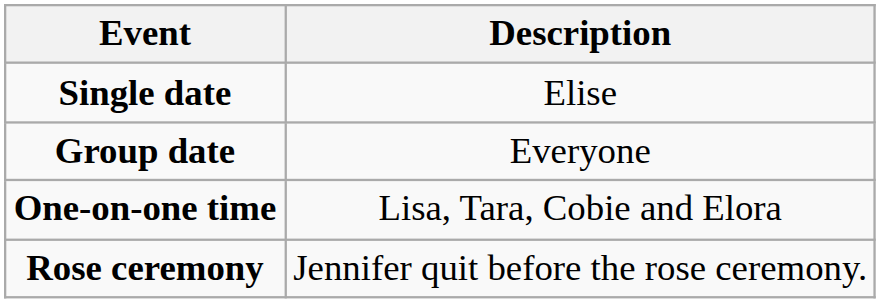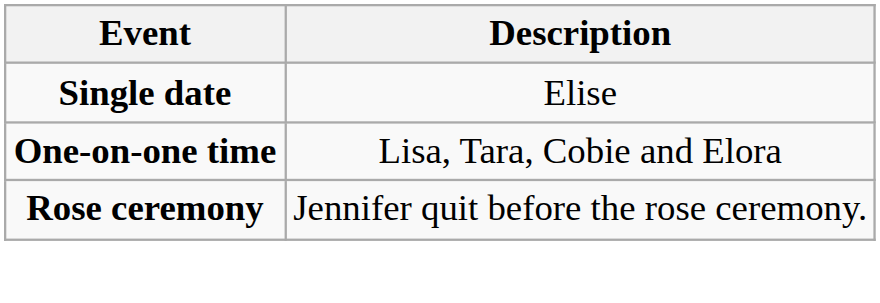- row: (145, 150)
